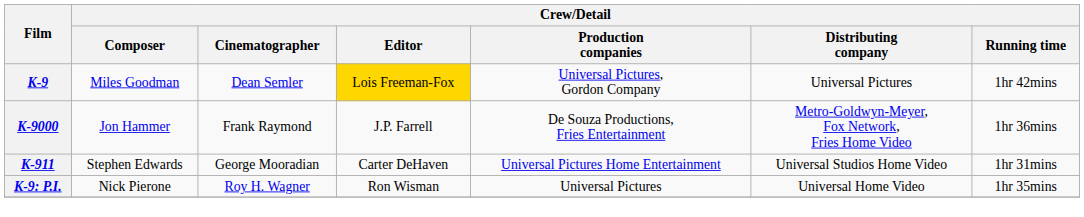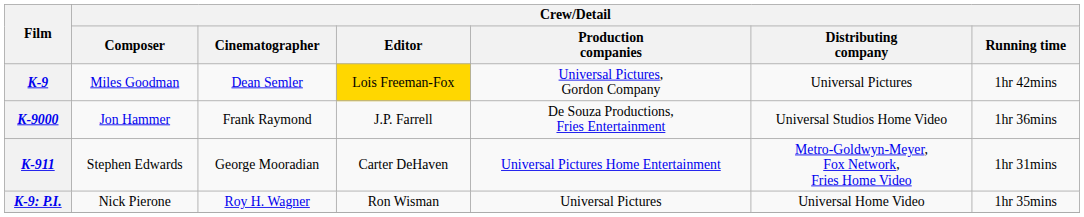(861, 127) Metro-Goldwyn-Meyer, Fox Network, Fries Home Video -> (861, 119) Universal Studios Home Video
(861, 164) Universal Studios Home Video -> (861, 164) Metro-Goldwyn-Meyer, Fox Network, Fries Home Video
